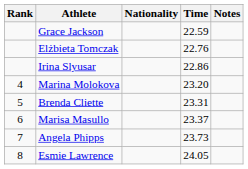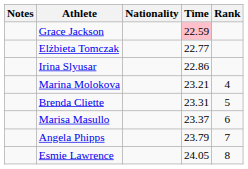columns swapped: (20, 13) <-> (227, 13)
(196, 31) no background -> (196, 31) pink background
(196, 48) 22.76 -> (196, 48) 22.77
(196, 84) 23.20 -> (196, 84) 23.21
(196, 137) 23.73 -> (196, 137) 23.79
